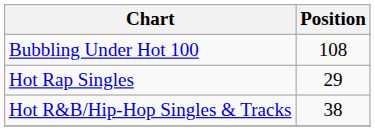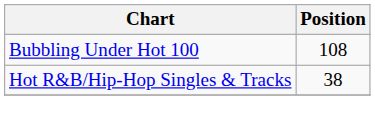- row: (71, 79)
